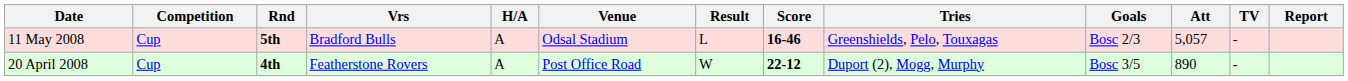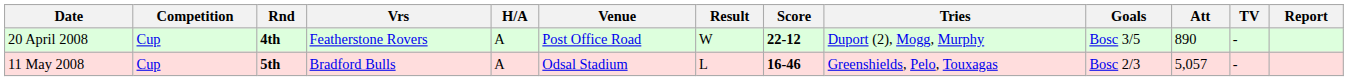rows swapped: (48, 63) <-> (46, 39)
